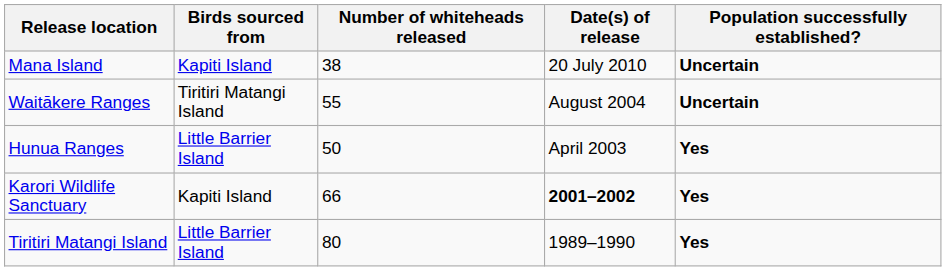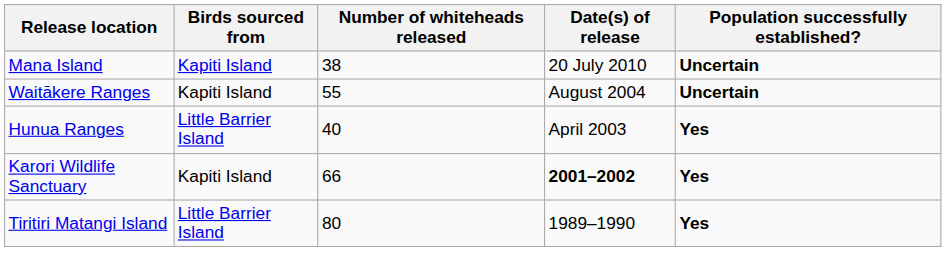(232, 102) Tiritiri Matangi Island -> (225, 92) Kapiti Island
(332, 149) 50 -> (332, 129) 40
